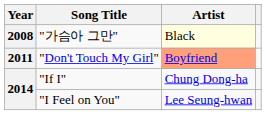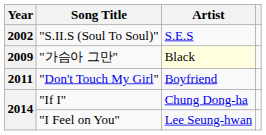+ row: (99, 35)
(20, 36) 2008 -> (20, 57) 2009
(191, 58) lightsalmon background -> (191, 78) no background
